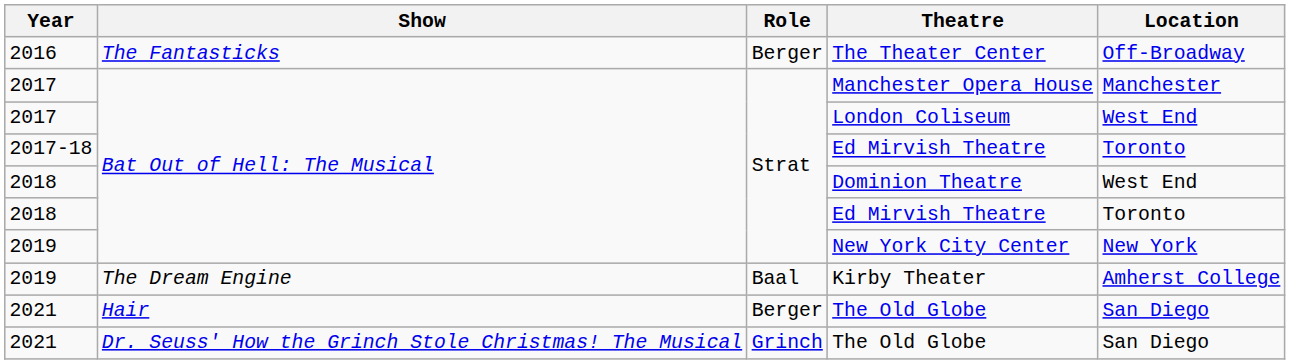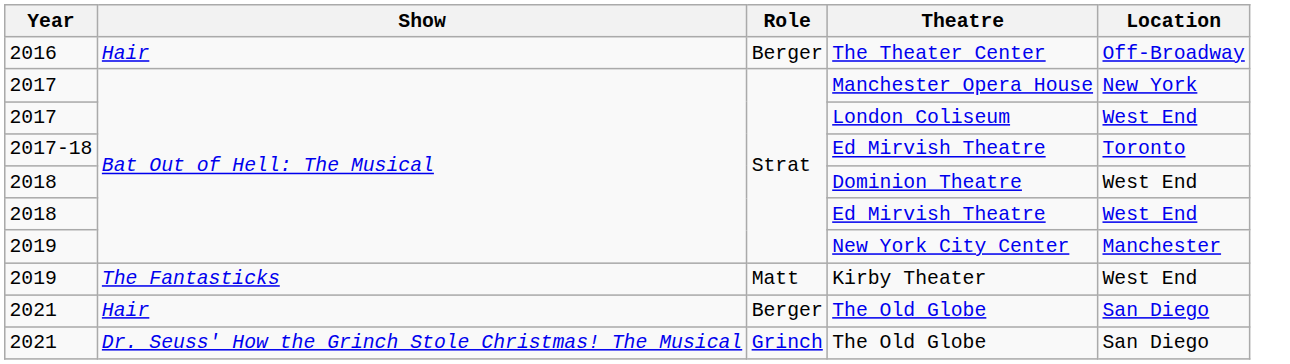(191, 53) The Fantasticks -> (126, 53) Hair
(1162, 85) Manchester -> (1150, 85) New York
(1144, 214) Toronto -> (1150, 214) West End
(1150, 246) New York -> (1162, 246) Manchester
(197, 279) The Dream Engine -> (191, 279) The Fantasticks
(775, 279) Baal -> (775, 279) Matt
(1191, 279) Amherst College -> (1150, 279) West End
